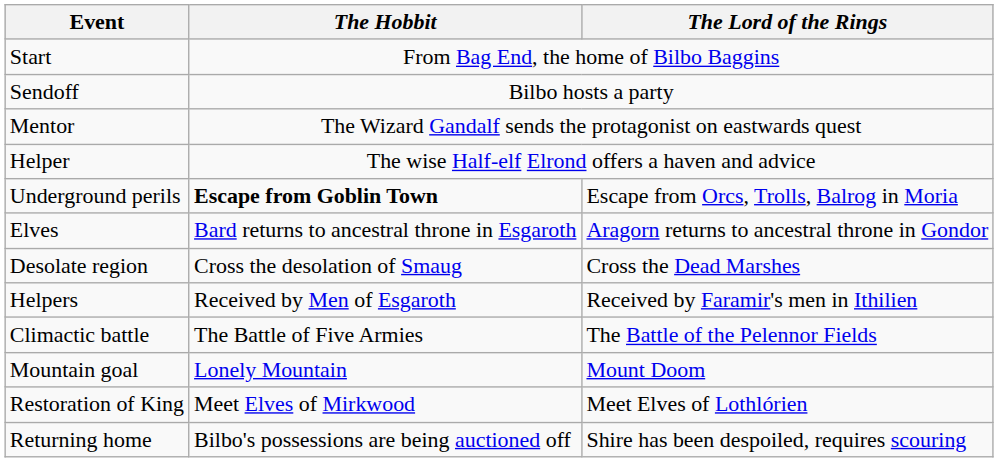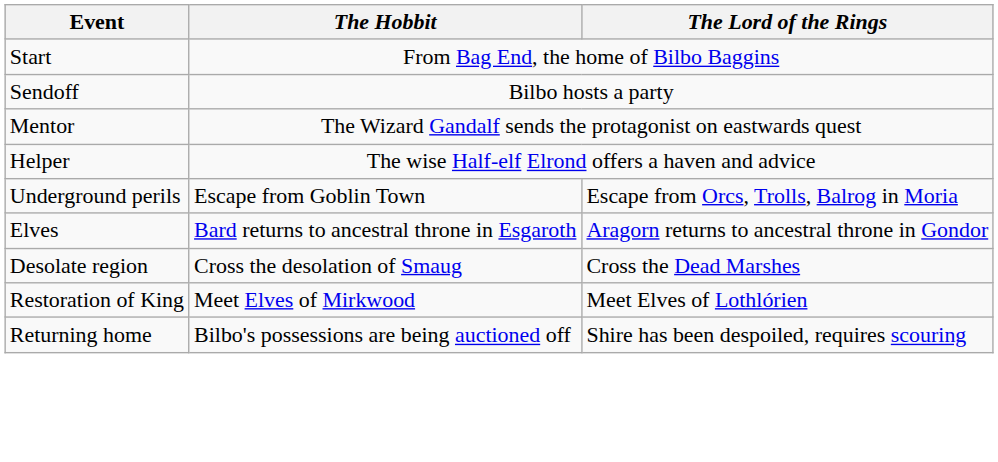(316, 195) bold -> (310, 195) normal
- row: (44, 299)
- row: (80, 334)
- row: (74, 369)
